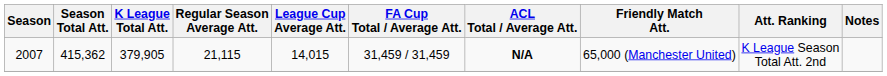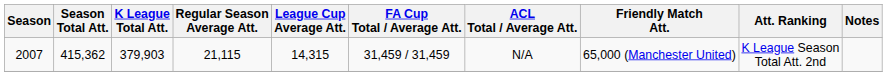(142, 54) 379,905 -> (142, 54) 379,903
(310, 54) 14,015 -> (310, 54) 14,315
(522, 54) bold -> (522, 54) normal
